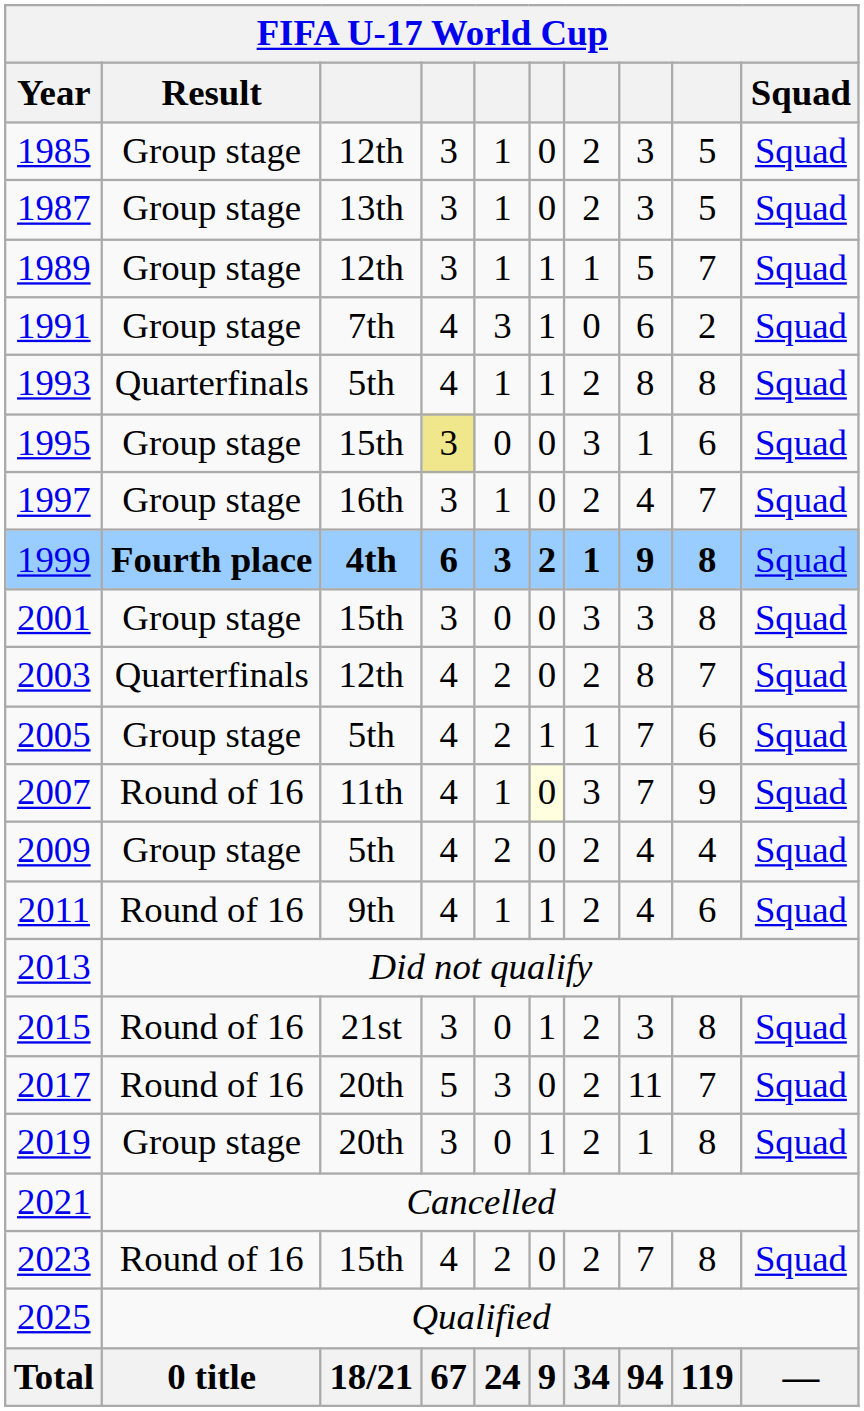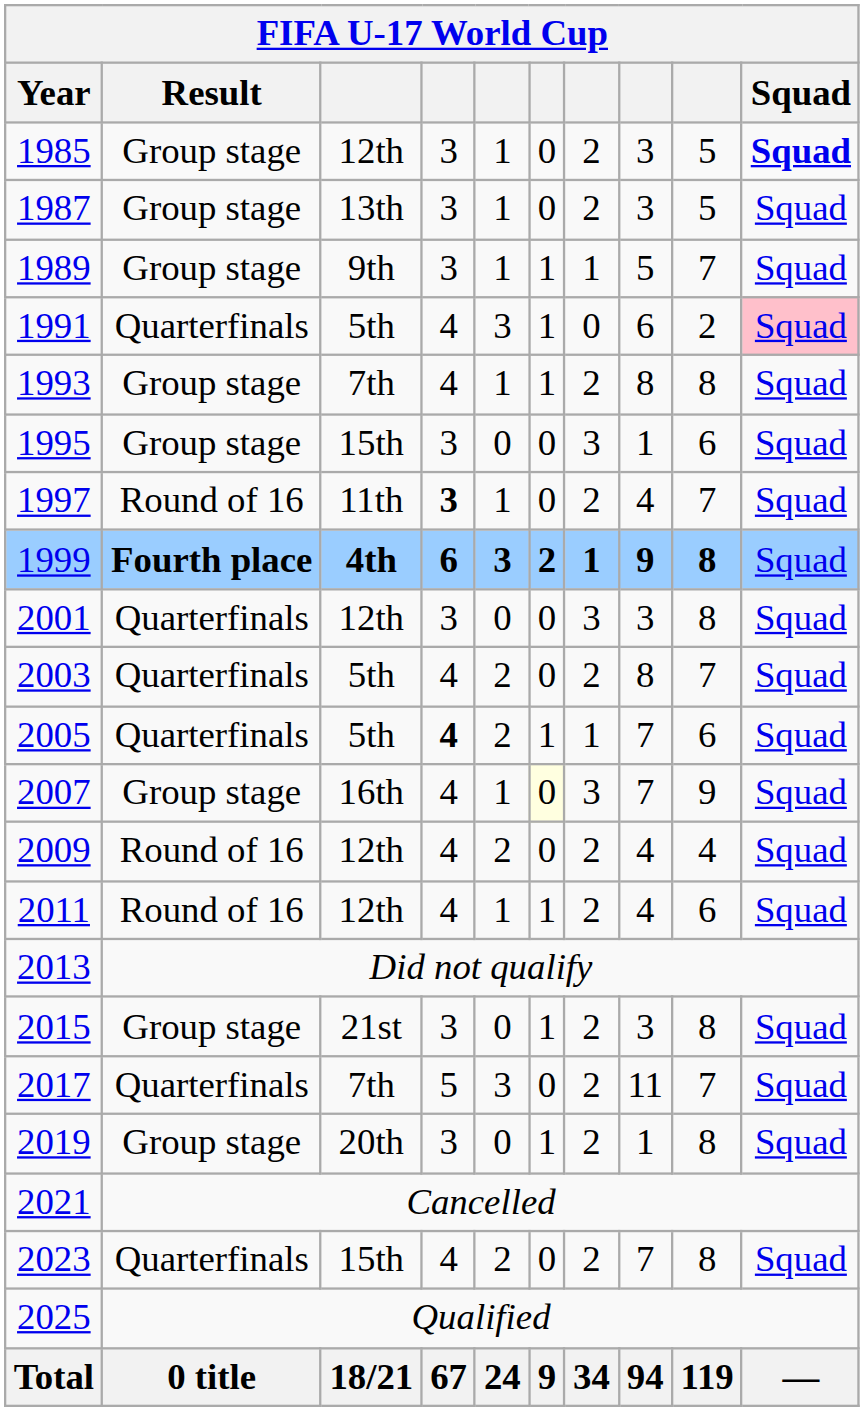(801, 150) normal -> (801, 150) bold
(371, 267) 12th -> (371, 267) 9th
(212, 325) Group stage -> (212, 325) Quarterfinals
(371, 325) 7th -> (371, 325) 5th
(801, 325) no background -> (801, 325) pink background
(212, 383) Quarterfinals -> (212, 383) Group stage
(371, 383) 5th -> (371, 383) 7th
(449, 442) khaki background -> (449, 442) no background
(212, 500) Group stage -> (212, 500) Round of 16
(371, 500) 16th -> (371, 500) 11th
(449, 500) normal -> (449, 500) bold
(212, 617) Group stage -> (212, 617) Quarterfinals
(371, 617) 15th -> (371, 617) 12th
(371, 675) 12th -> (371, 675) 5th
(212, 734) Group stage -> (212, 734) Quarterfinals
(449, 734) normal -> (449, 734) bold
(212, 792) Round of 16 -> (212, 792) Group stage
(371, 792) 11th -> (371, 792) 16th
(212, 850) Group stage -> (212, 850) Round of 16
(371, 850) 5th -> (371, 850) 12th
(371, 909) 9th -> (371, 909) 12th
(212, 1025) Round of 16 -> (212, 1025) Group stage
(212, 1084) Round of 16 -> (212, 1084) Quarterfinals
(371, 1084) 20th -> (371, 1084) 7th
(212, 1259) Round of 16 -> (212, 1259) Quarterfinals
